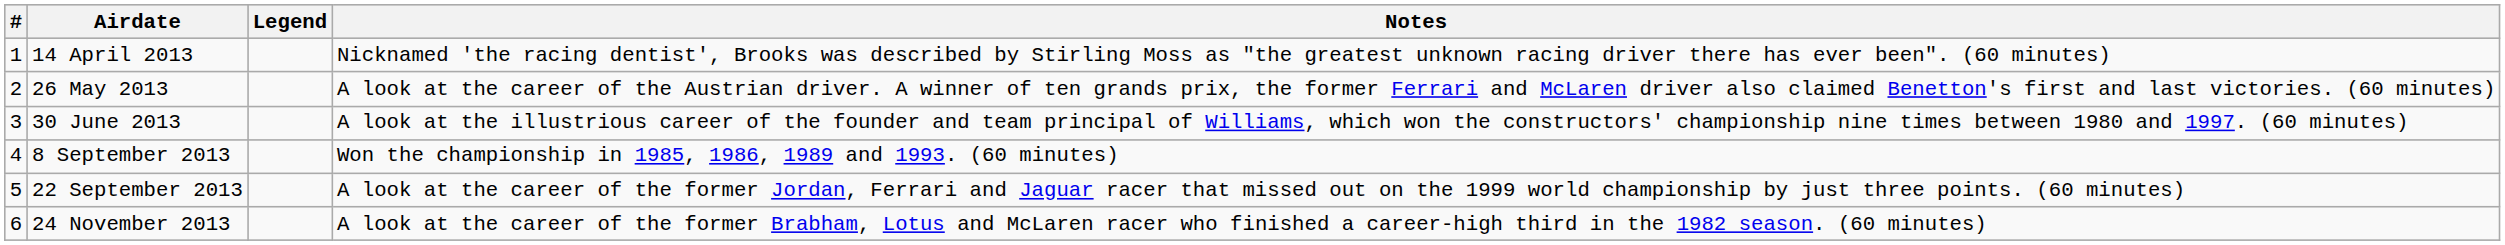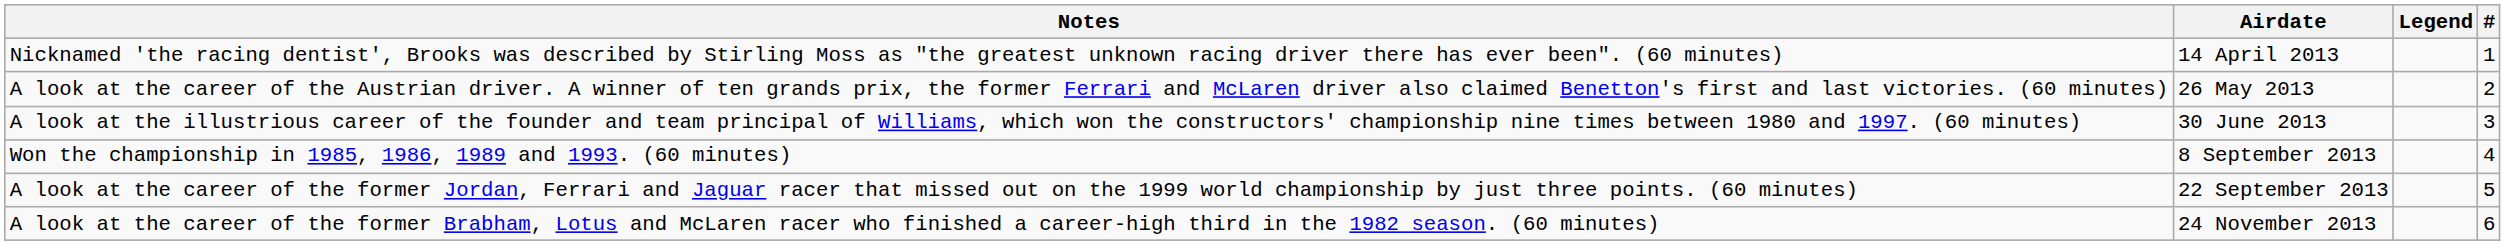columns swapped: (16, 22) <-> (1416, 22)
